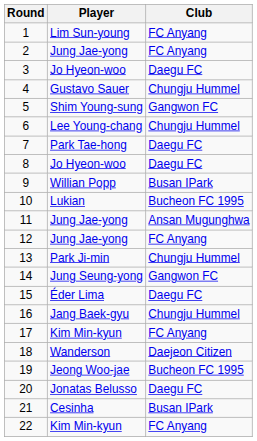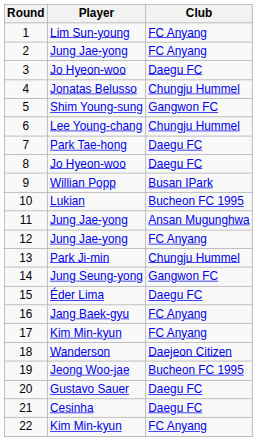(90, 88) Gustavo Sauer -> (93, 88) Jonatas Belusso
(194, 314) Chungju Hummel -> (178, 314) FC Anyang
(93, 389) Jonatas Belusso -> (90, 389) Gustavo Sauer
(181, 408) Busan IPark -> (175, 408) Daegu FC
